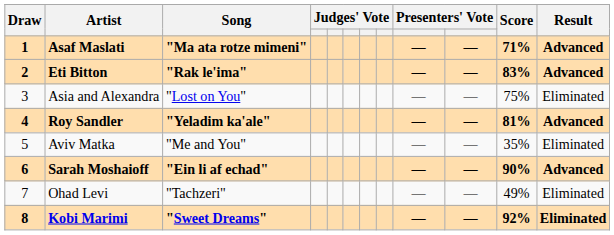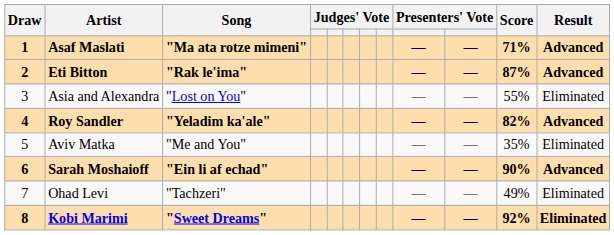(517, 72) 83% -> (517, 72) 87%
(517, 96) 75% -> (517, 96) 55%
(517, 121) 81% -> (517, 121) 82%
